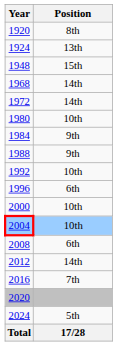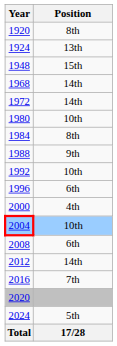(73, 136) 9th -> (73, 136) 8th
(73, 207) 10th -> (73, 207) 4th
